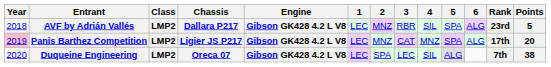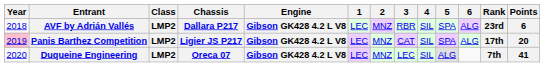(530, 25) 5 -> (524, 25) 6
(430, 40) MNZ -> (427, 40) SIL
(382, 54) SPA -> (382, 54) MNZ
(530, 54) 38 -> (524, 54) 41
